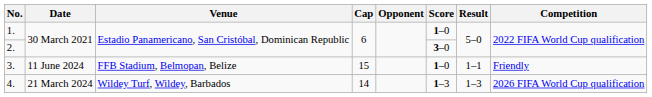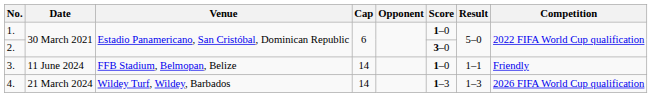(364, 66) 15 -> (364, 66) 14
